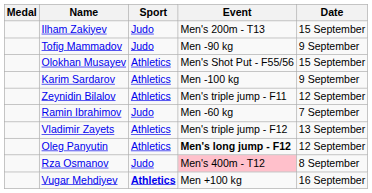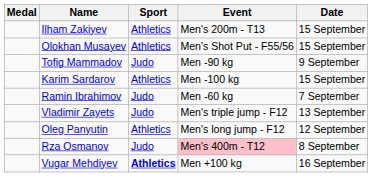(142, 29) Judo -> (151, 29) Athletics
rows swapped: (84, 63) <-> (82, 46)
(329, 79) 9 September -> (332, 79) 15 September
- row: (79, 96)
(151, 130) Athletics -> (142, 113) Judo
(236, 146) bold -> (232, 130) normal
